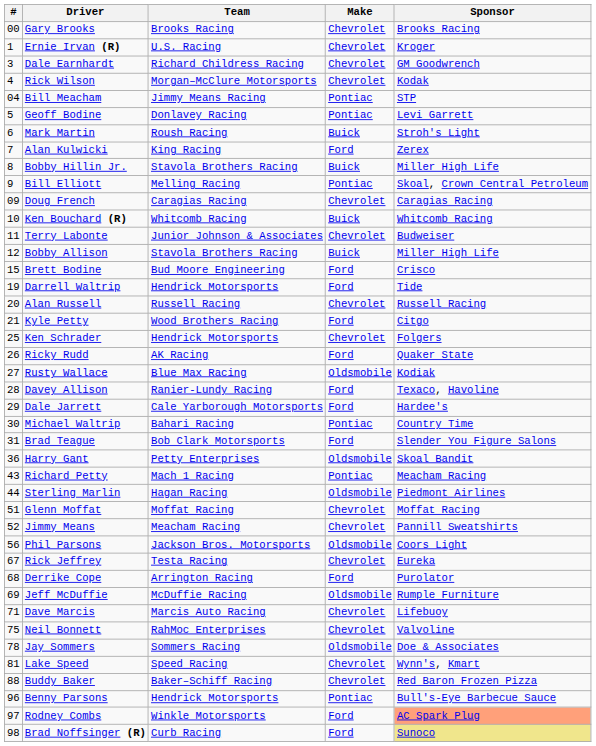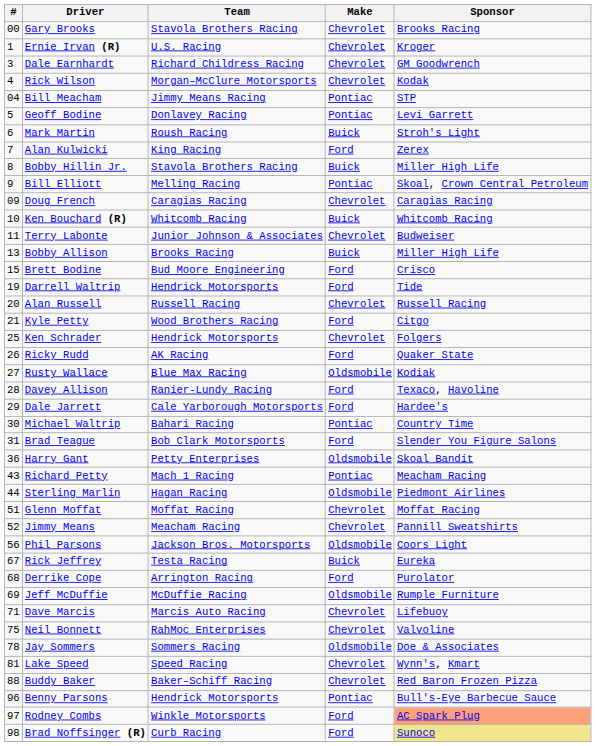(192, 30) Brooks Racing -> (224, 30) Stavola Brothers Racing
(13, 253) 12 -> (13, 253) 13
(224, 253) Stavola Brothers Racing -> (192, 253) Brooks Racing
(357, 562) Chevrolet -> (344, 562) Buick
